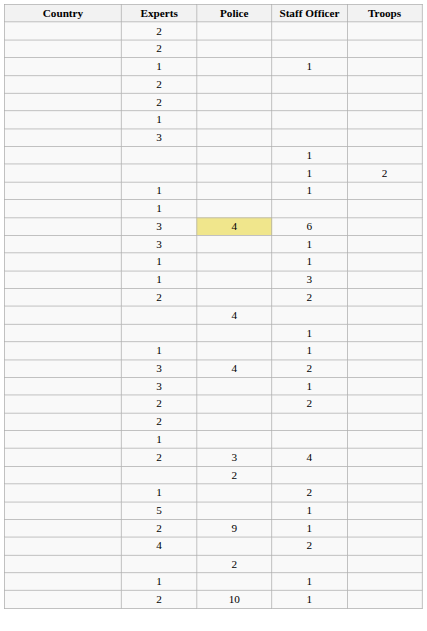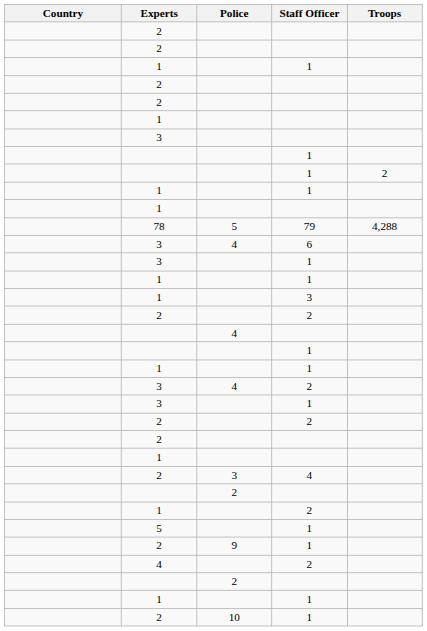+ row: (159, 226)
(234, 226) khaki background -> (234, 244) no background
